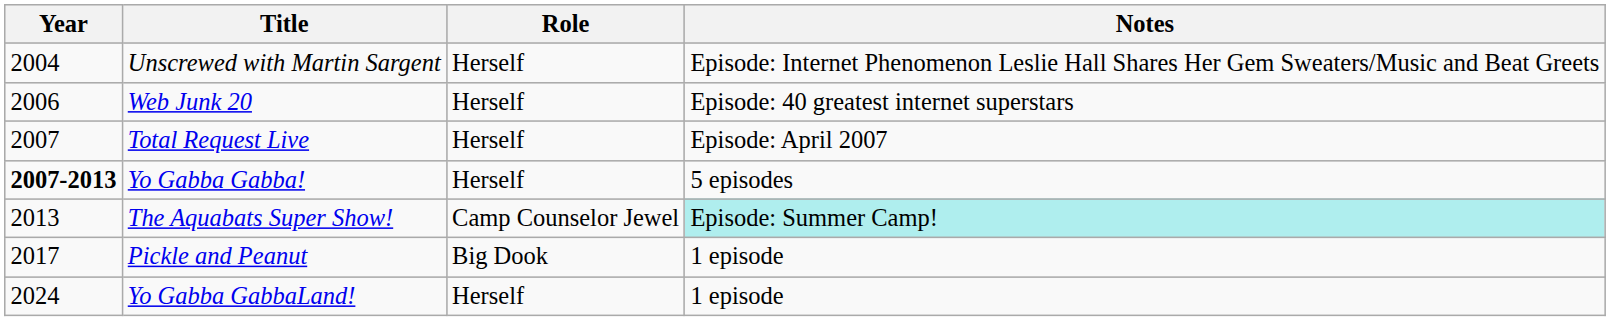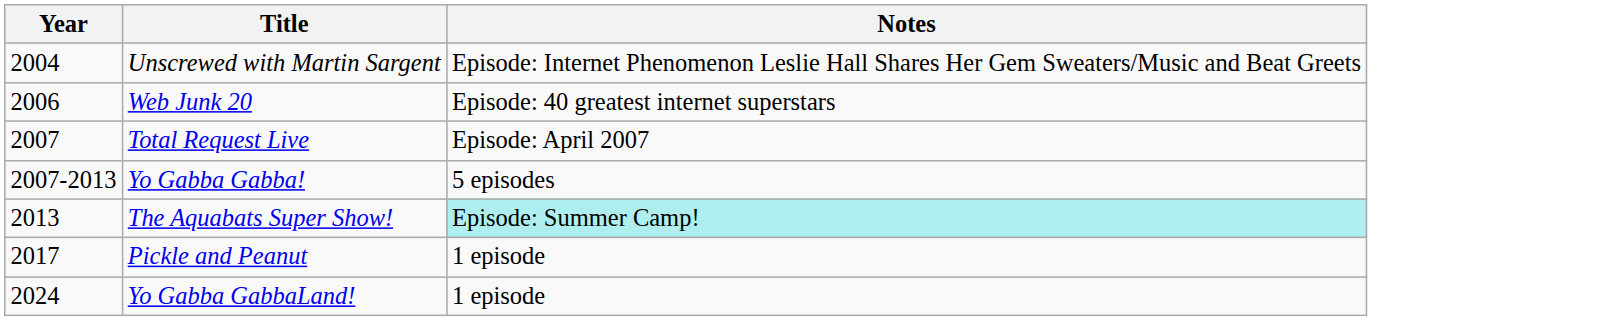- column: (566, 23)
(63, 179) bold -> (63, 179) normal
